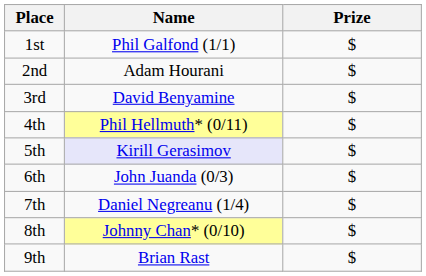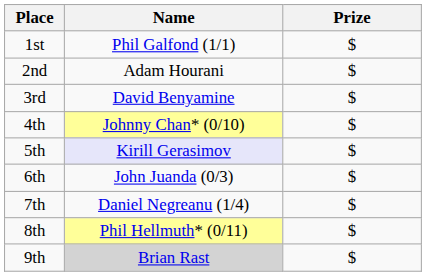(174, 124) Phil Hellmuth* (0/11) -> (174, 124) Johnny Chan* (0/10)
(174, 230) Johnny Chan* (0/10) -> (174, 230) Phil Hellmuth* (0/11)
(174, 257) no background -> (174, 257) lightgrey background
